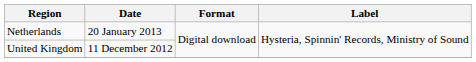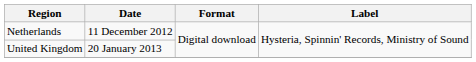(125, 31) 20 January 2013 -> (130, 31) 11 December 2012
(130, 48) 11 December 2012 -> (125, 48) 20 January 2013
